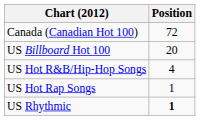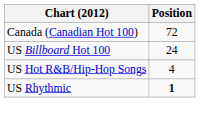(172, 50) 20 -> (172, 50) 24
- row: (51, 87)
